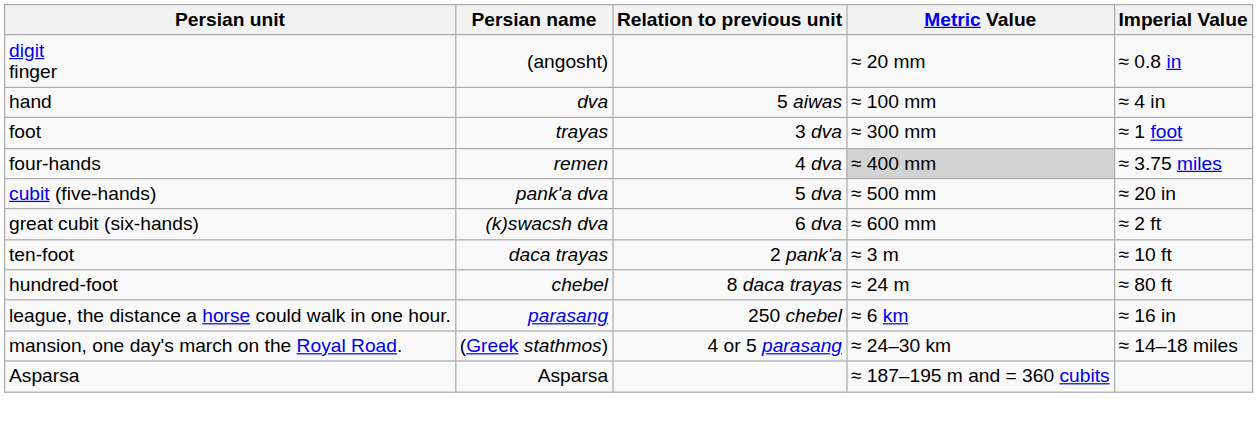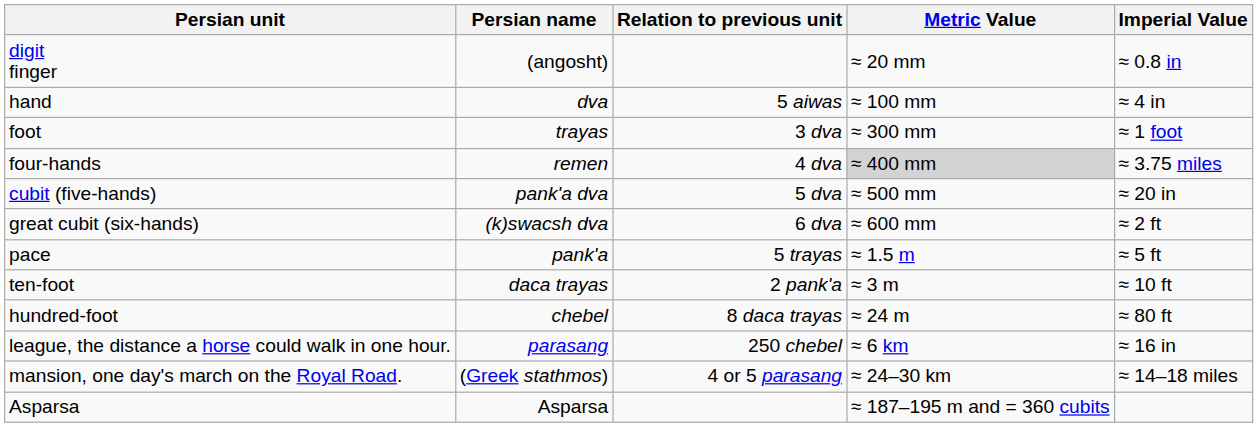+ row: (30, 254)
